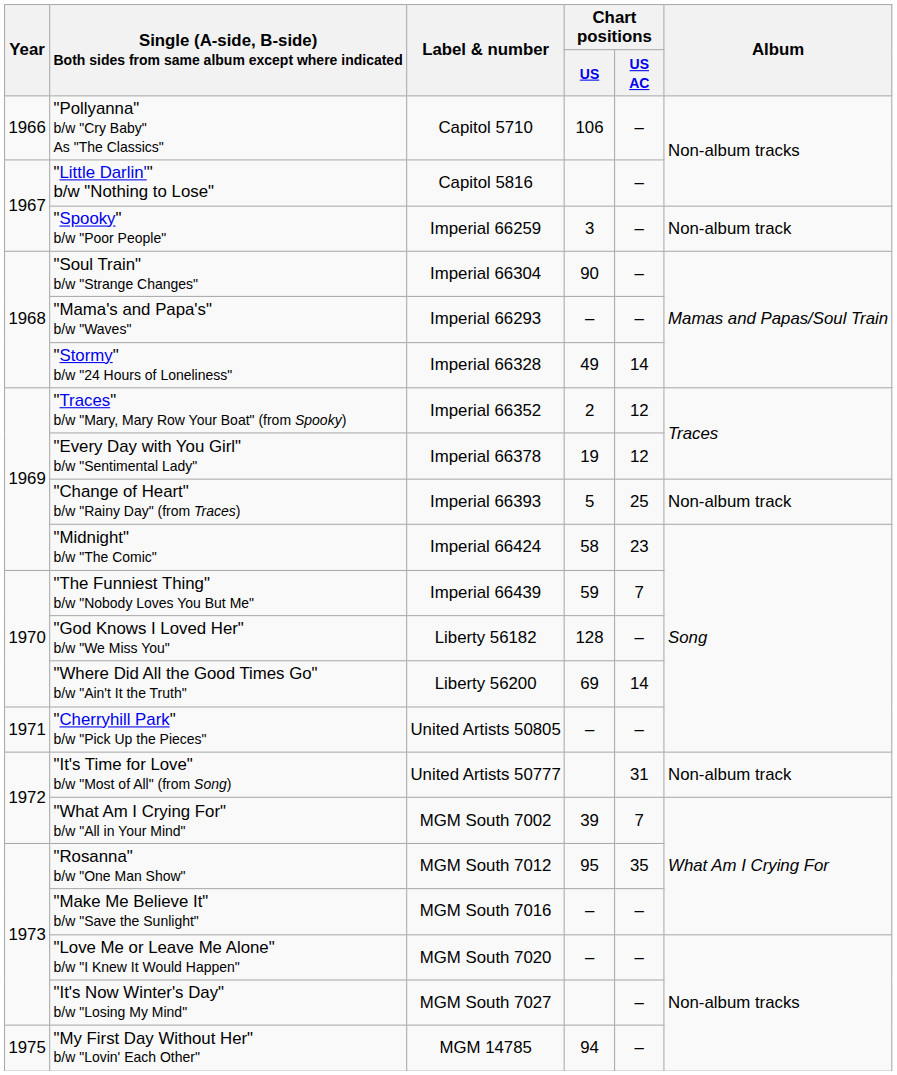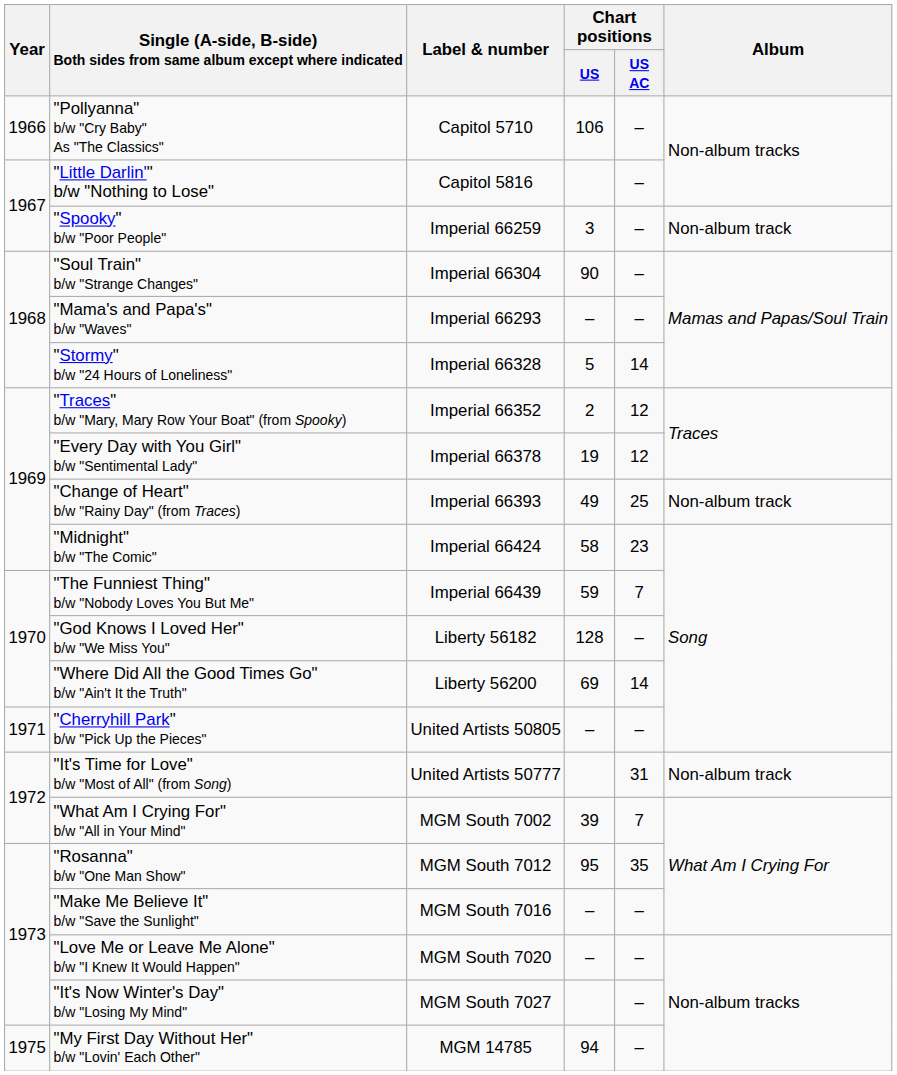(590, 364) 49 -> (590, 364) 5
(590, 501) 5 -> (590, 501) 49
